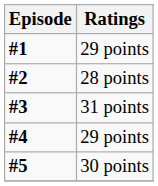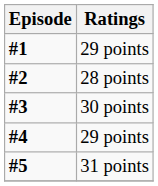(115, 107) 31 points -> (115, 107) 30 points
(115, 166) 30 points -> (115, 166) 31 points
